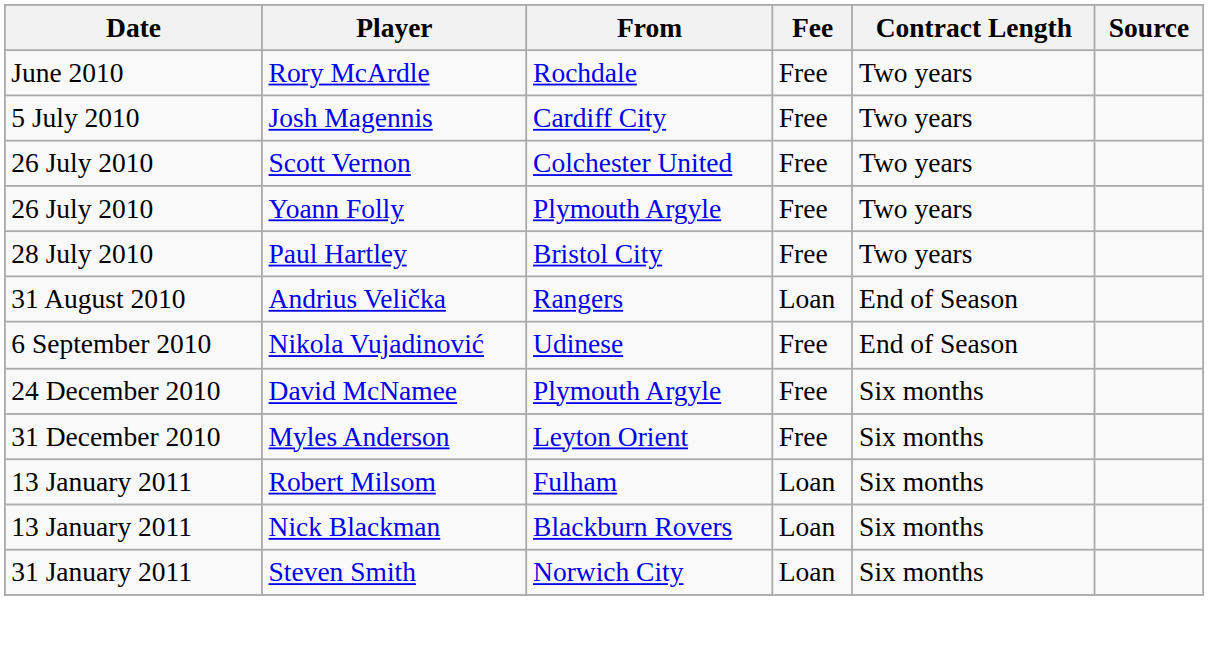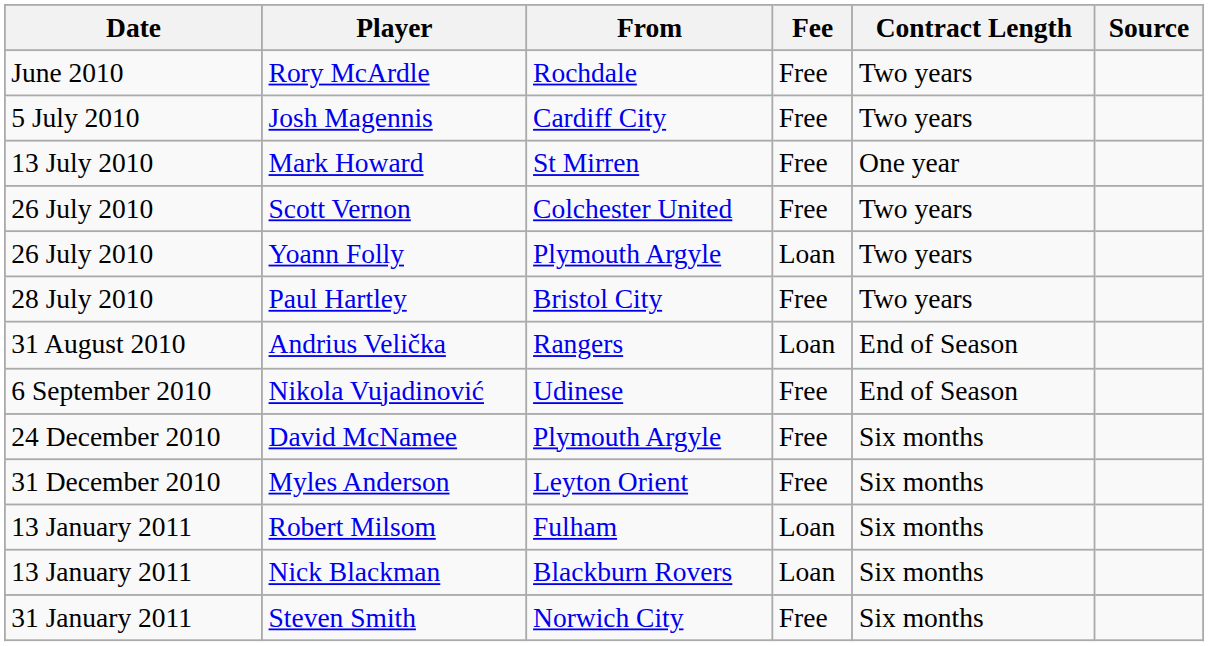+ row: (346, 163)
(803, 208) Free -> (807, 254) Loan
(807, 571) Loan -> (803, 617) Free
